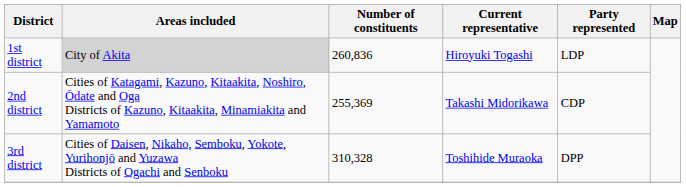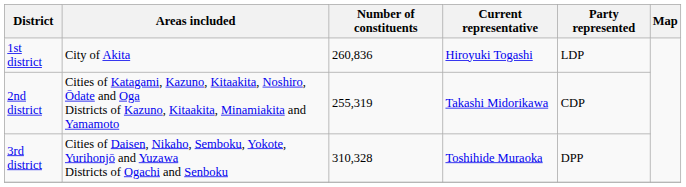(98, 55) lightgrey background -> (98, 55) no background
(352, 103) 255,369 -> (352, 103) 255,319
